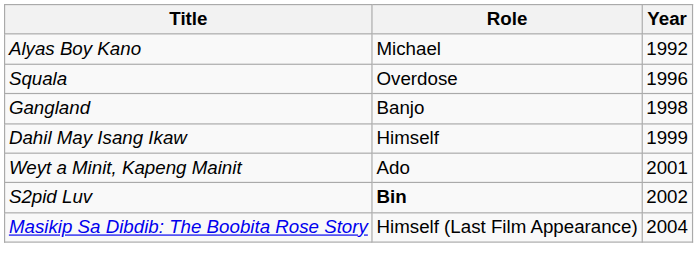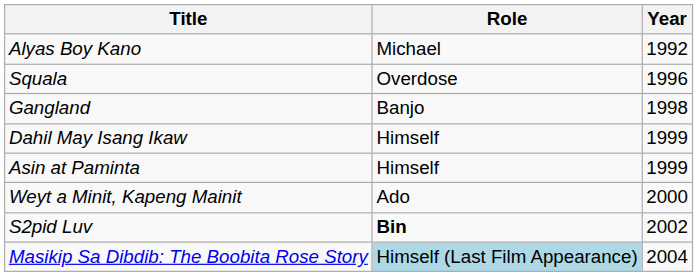+ row: (74, 167)
(667, 167) 2001 -> (667, 197) 2000
(507, 227) no background -> (507, 256) lightblue background
